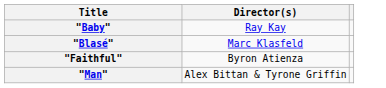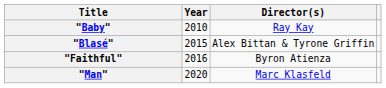+ column: (196, 12)
(265, 44) Marc Klasfeld -> (293, 44) Alex Bittan & Tyrone Griffin
(265, 75) Alex Bittan & Tyrone Griffin -> (293, 75) Marc Klasfeld
